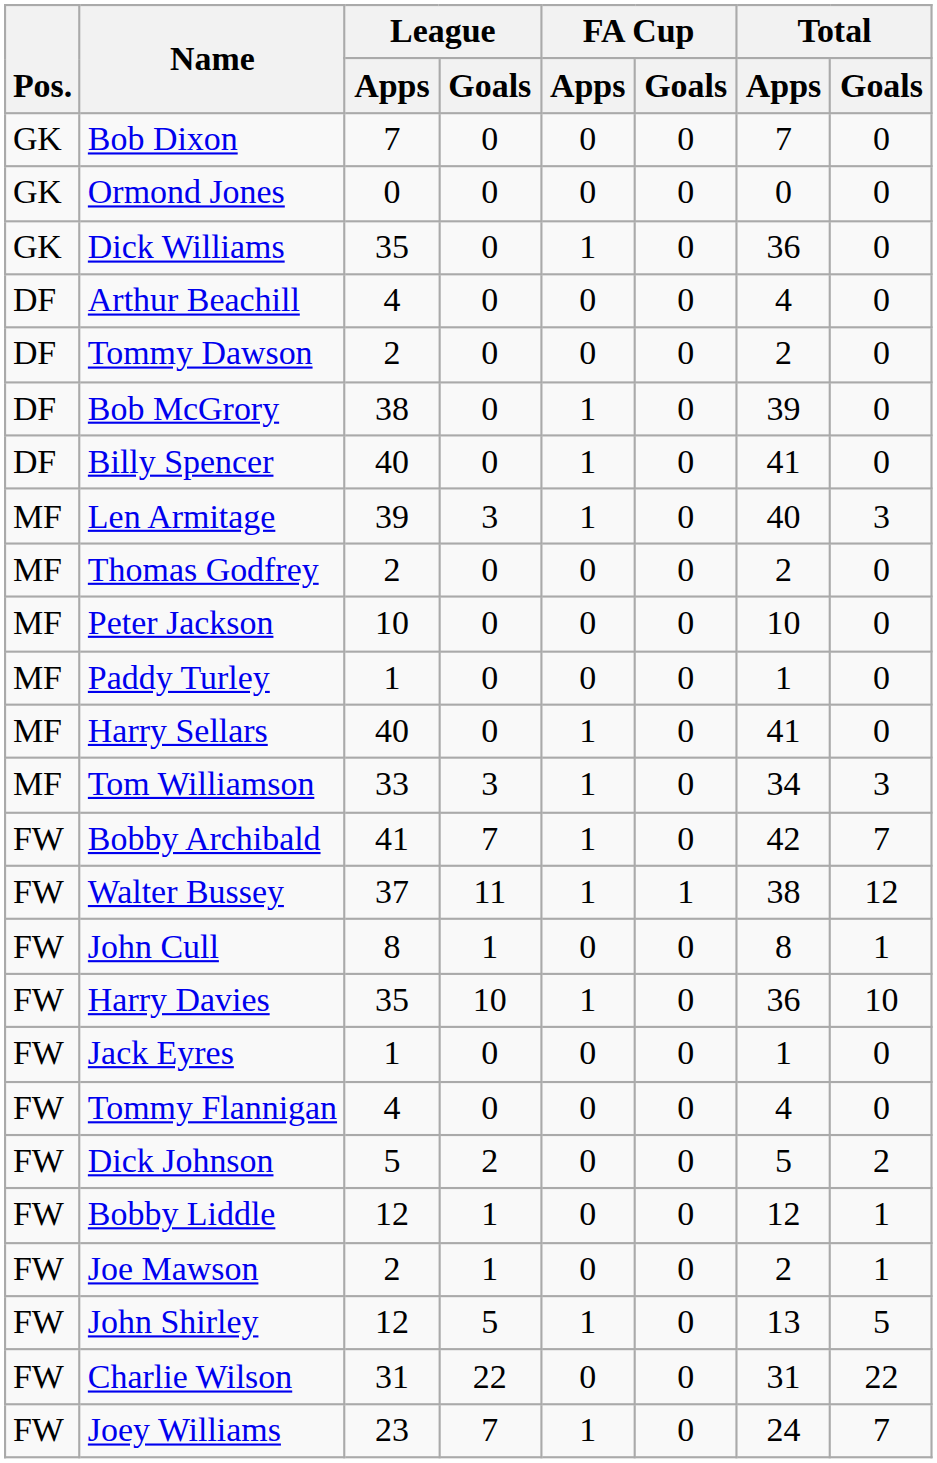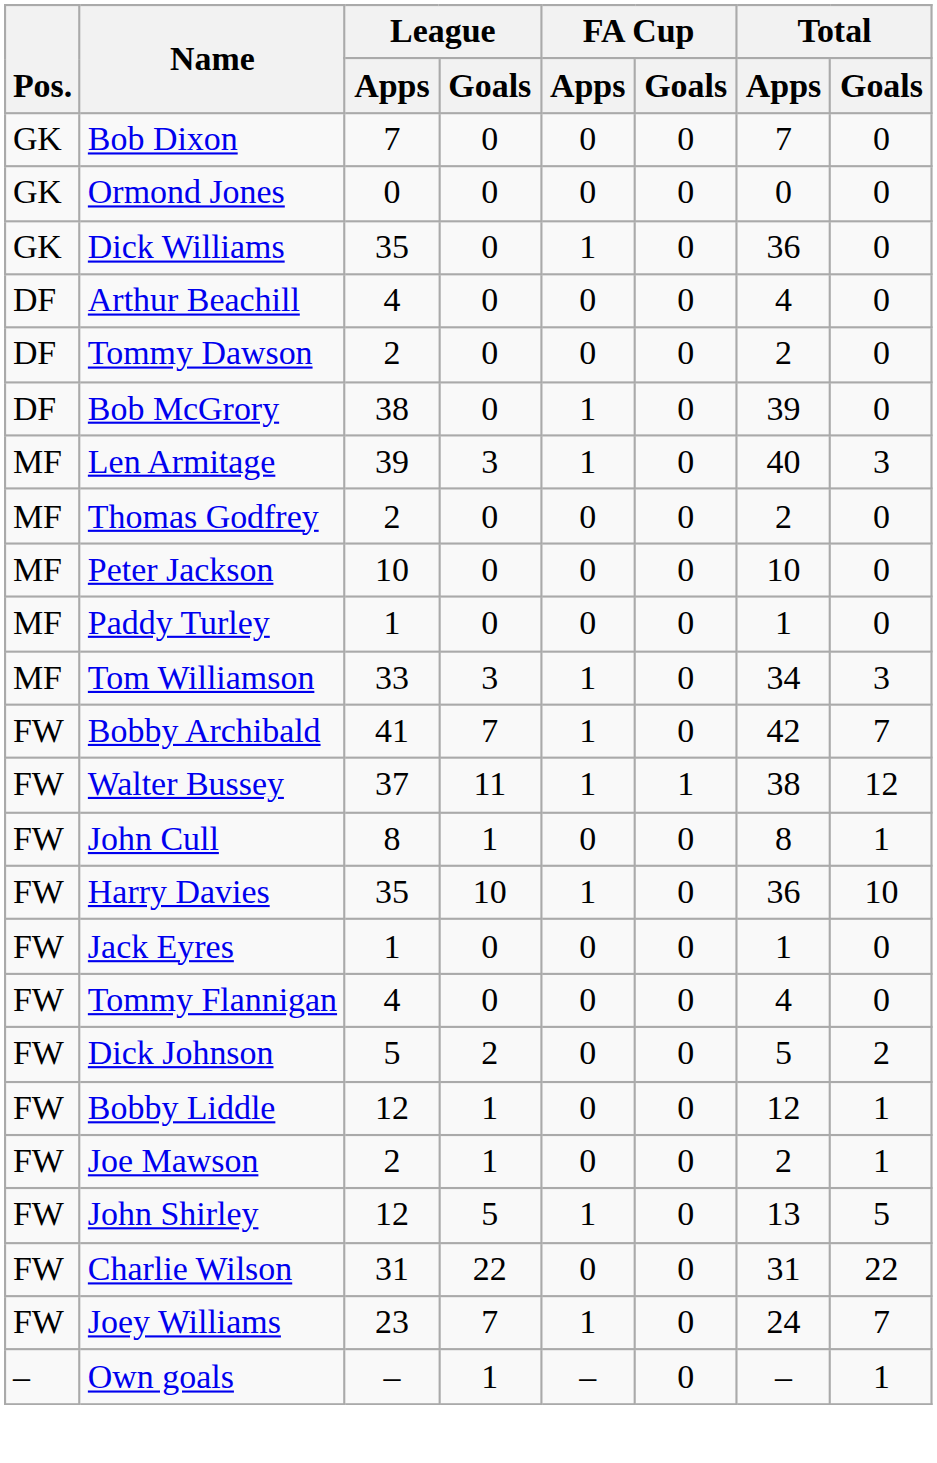- row: (181, 461)
- row: (178, 730)
+ row: (161, 1376)
